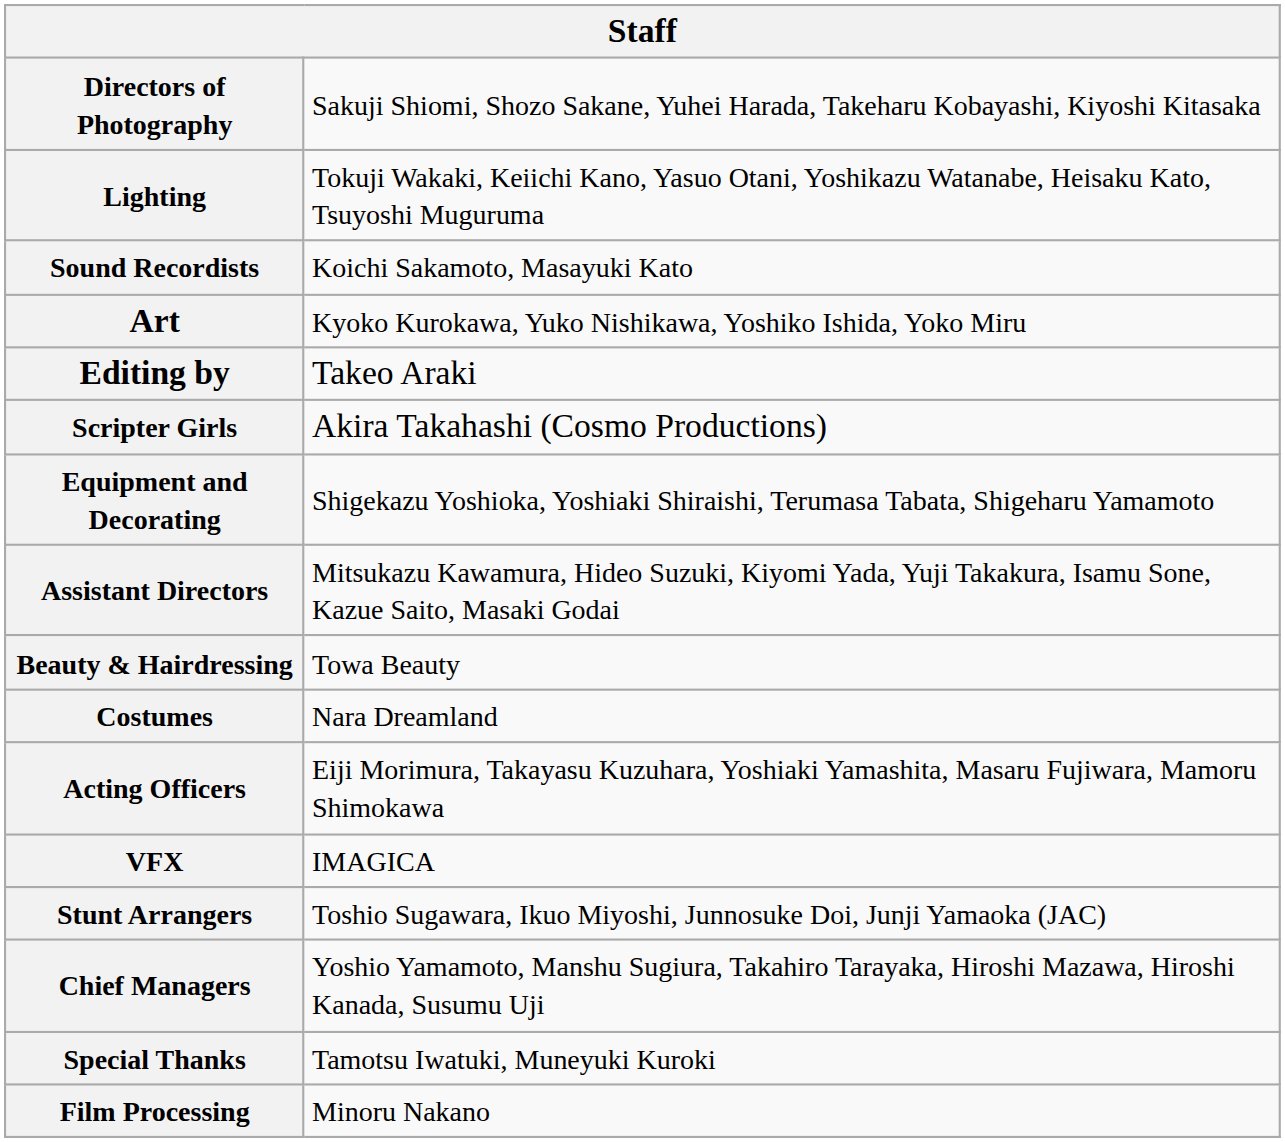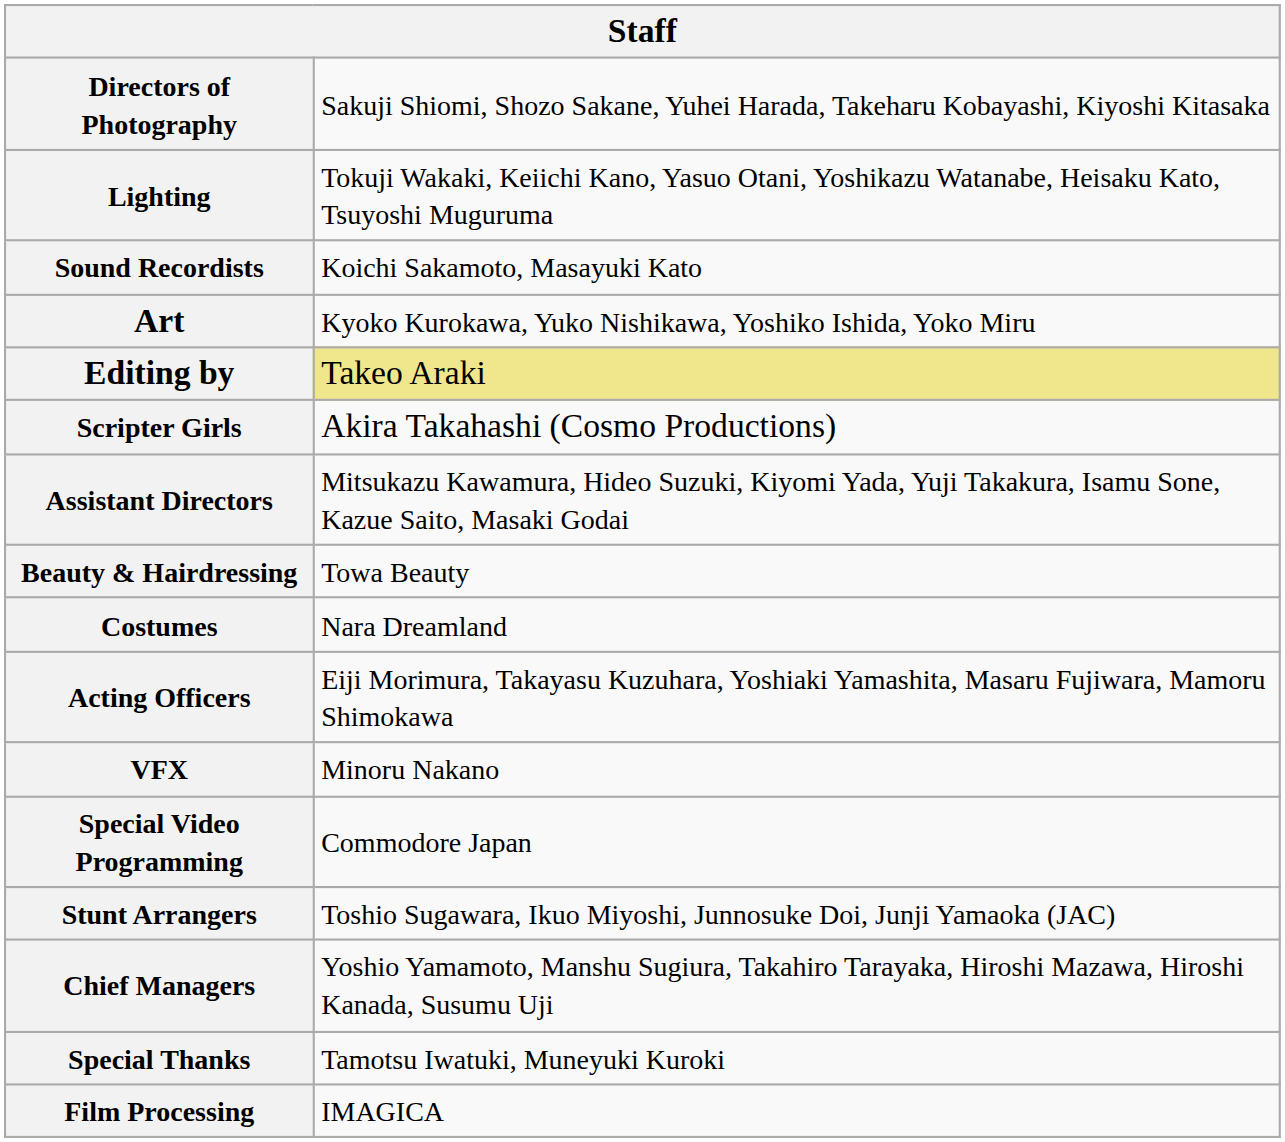(394, 373) no background -> (404, 373) khaki background
- row: (155, 500)
(373, 861) IMAGICA -> (410, 770) Minoru Nakano
+ row: (159, 842)
(401, 1112) Minoru Nakano -> (383, 1112) IMAGICA
